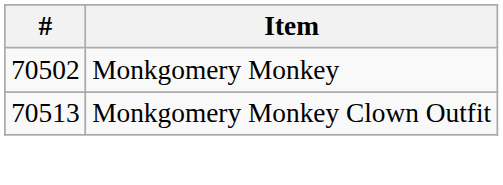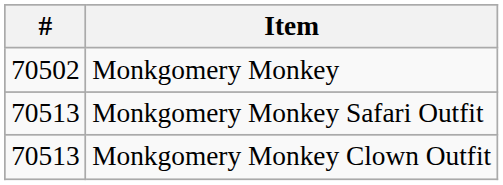+ row: (288, 112)
